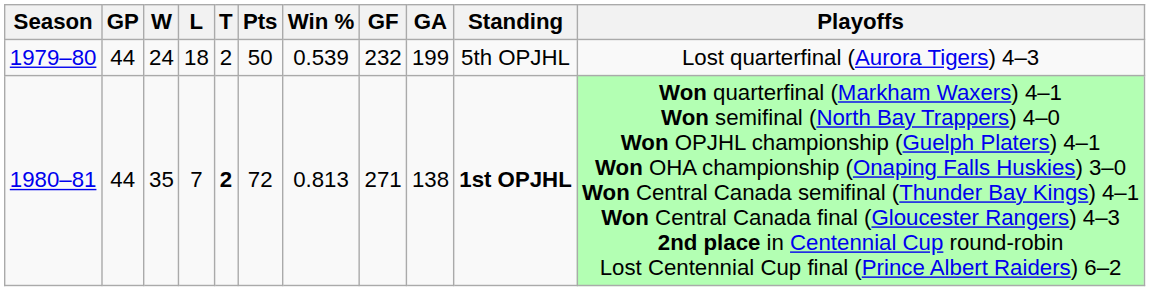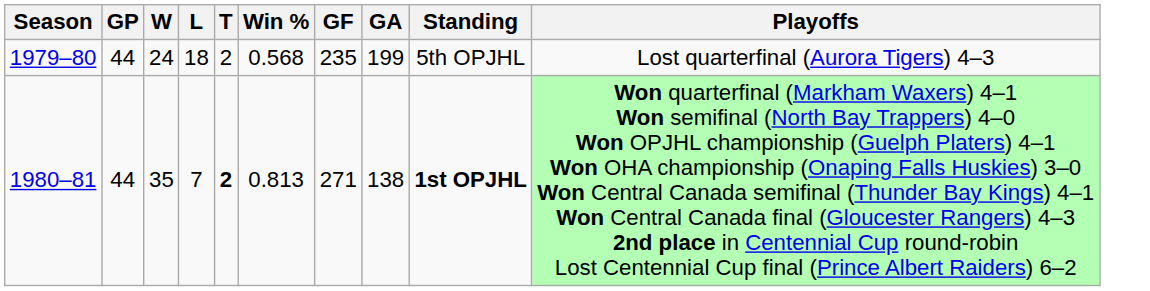- column: (260, 22)
(321, 57) 0.539 -> (276, 57) 0.568
(383, 57) 232 -> (338, 57) 235
